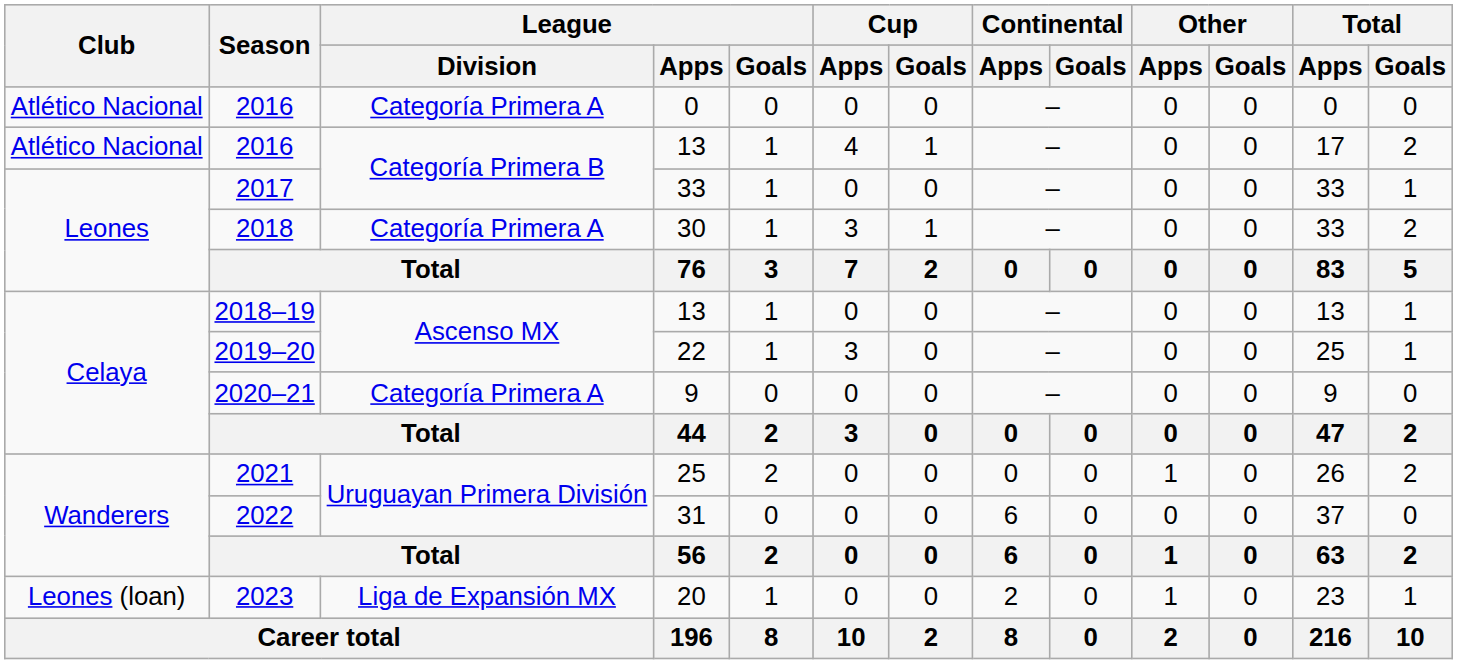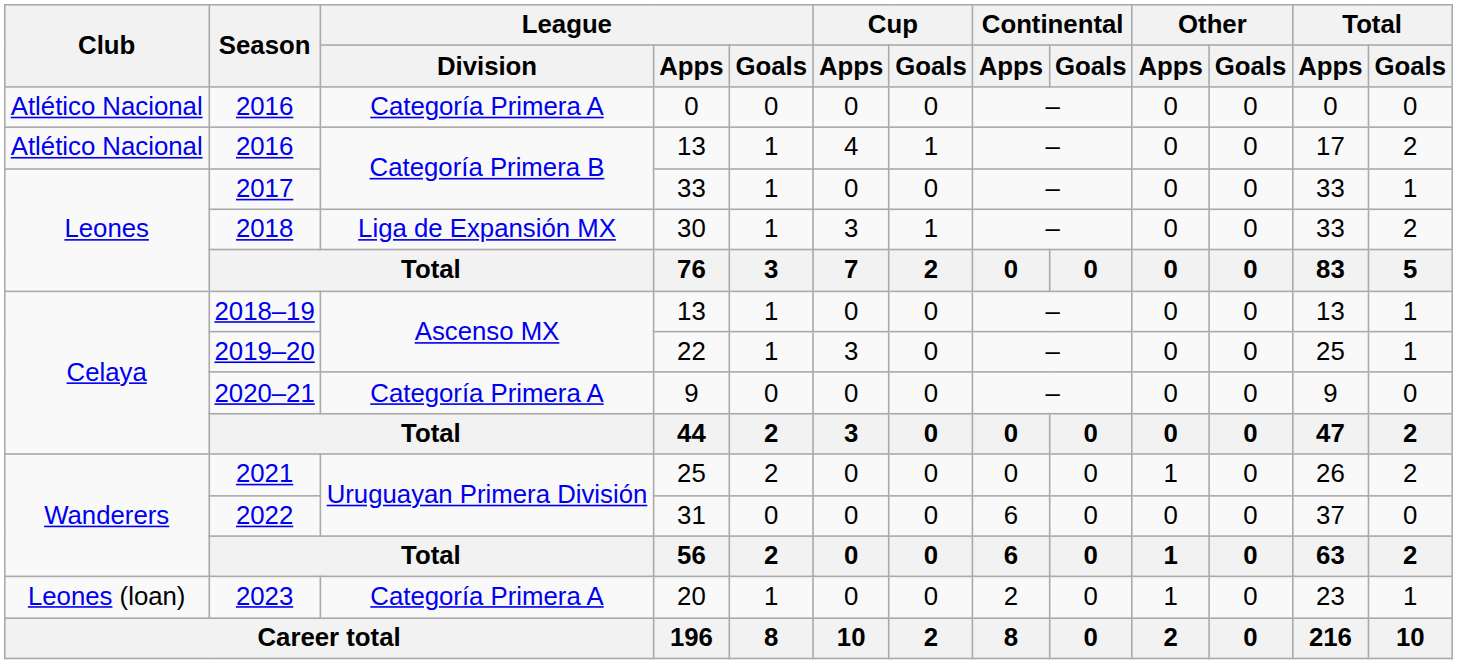(487, 229) Categoría Primera A -> (487, 229) Liga de Expansión MX
(487, 596) Liga de Expansión MX -> (487, 596) Categoría Primera A
